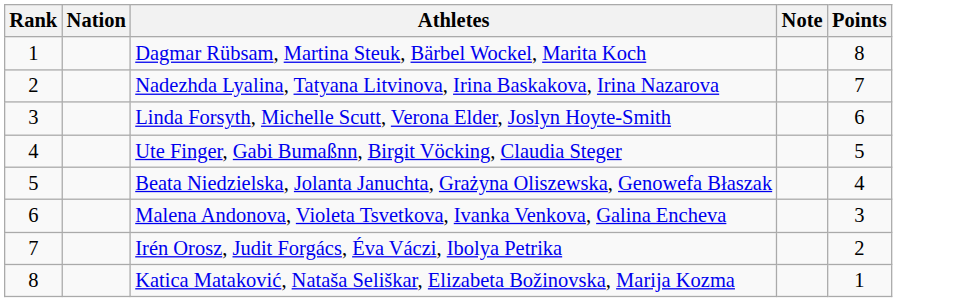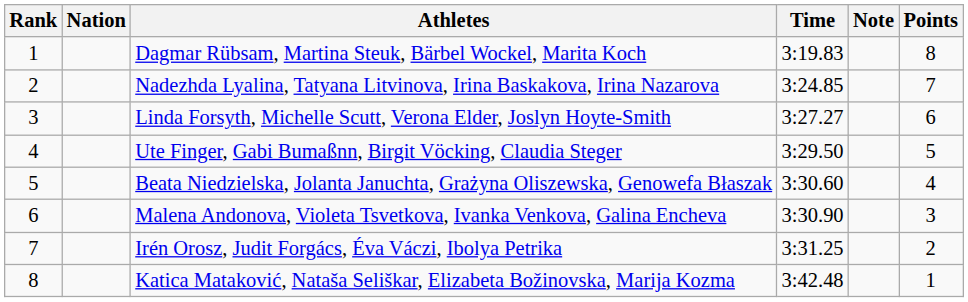+ column: (813, 20)
